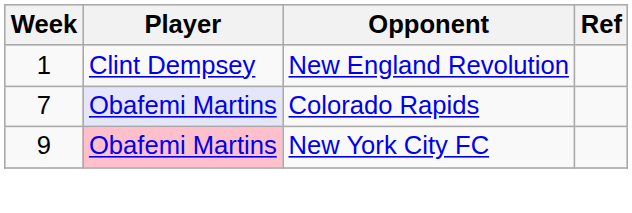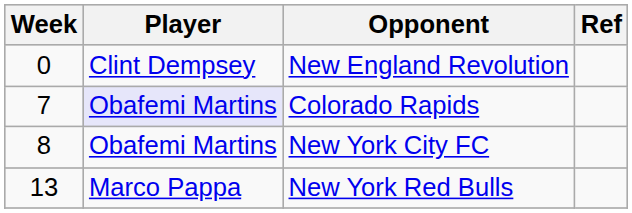(44, 65) 1 -> (44, 65) 0
(44, 146) 9 -> (44, 146) 8
(183, 146) pink background -> (183, 146) no background
+ row: (401, 187)
